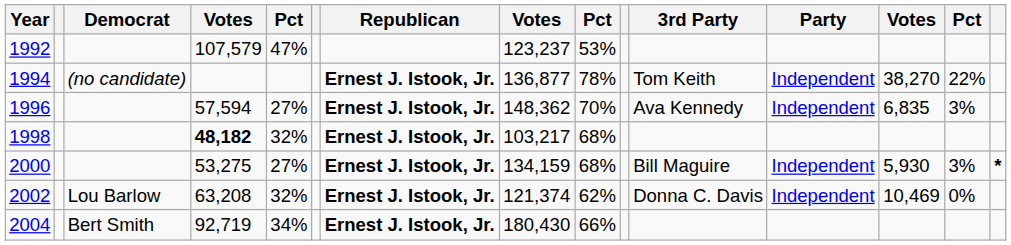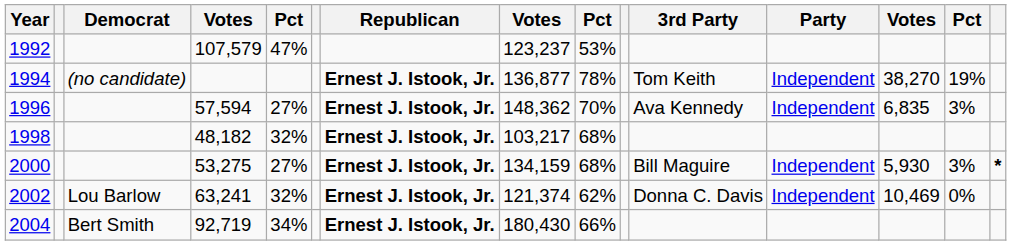(967, 78) 22% -> (967, 78) 19%
(223, 137) bold -> (223, 137) normal
(223, 195) 63,208 -> (223, 195) 63,241
